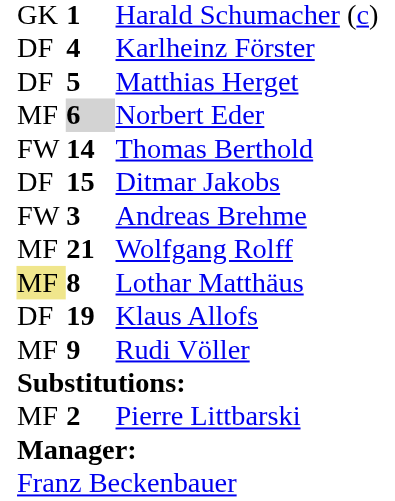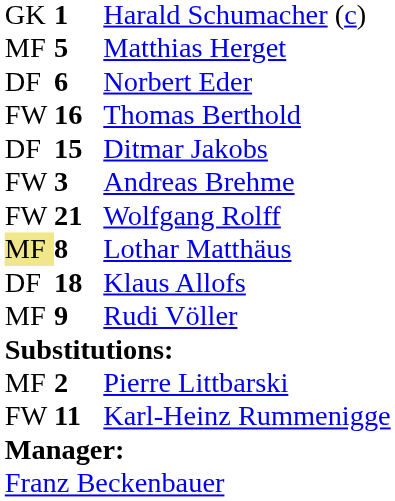- row: (215, 47)
(35, 81) DF -> (25, 47) MF
(38, 114) MF -> (23, 81) DF
(73, 114) lightgrey background -> (61, 81) no background
(80, 148) 14 -> (68, 114) 16
(38, 248) MF -> (26, 215) FW
(80, 315) 19 -> (68, 282) 18
+ row: (247, 416)
